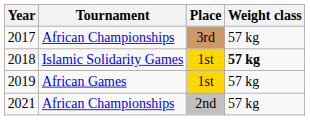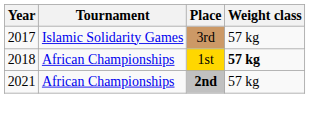(108, 37) African Championships -> (113, 37) Islamic Solidarity Games
(113, 59) Islamic Solidarity Games -> (108, 59) African Championships
- row: (22, 81)
(206, 103) normal -> (206, 81) bold
